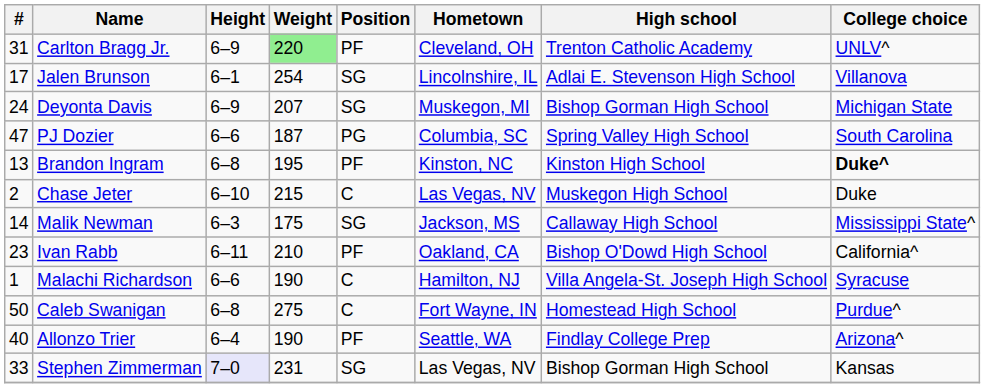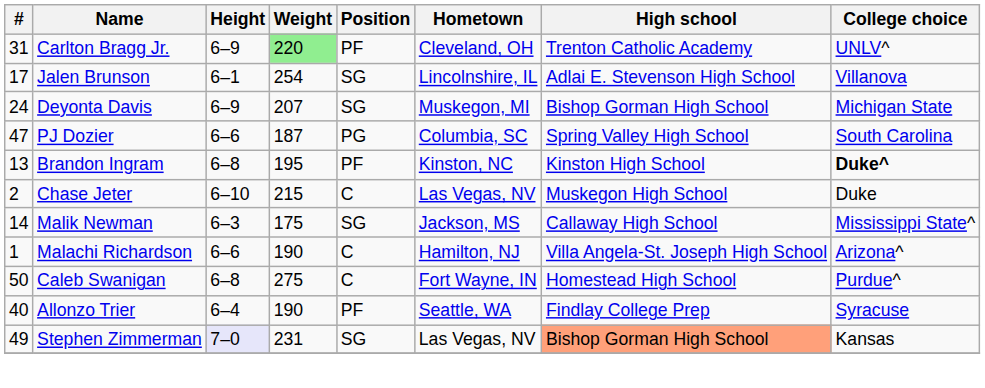- row: (77, 252)
(872, 281) Syracuse -> (870, 252) Arizona^
(870, 339) Arizona^ -> (872, 310) Syracuse
(19, 368) 33 -> (19, 339) 49
(657, 368) no background -> (657, 339) lightsalmon background
